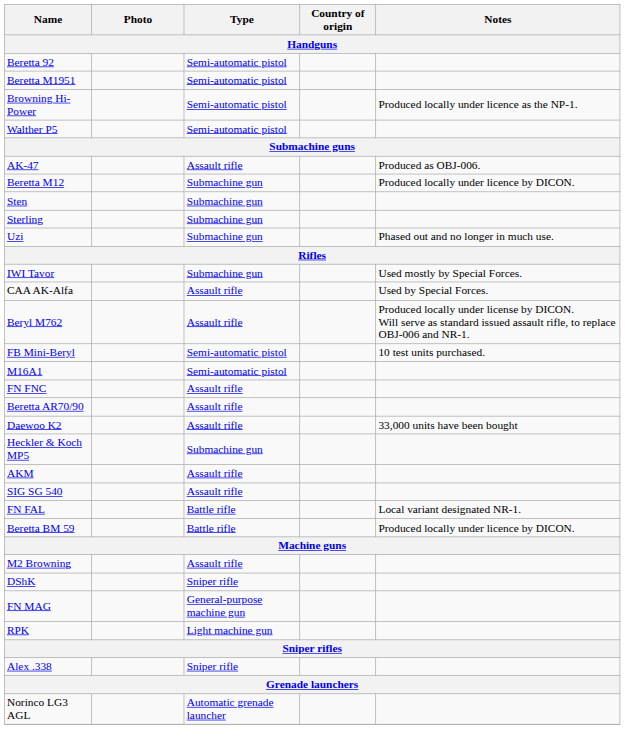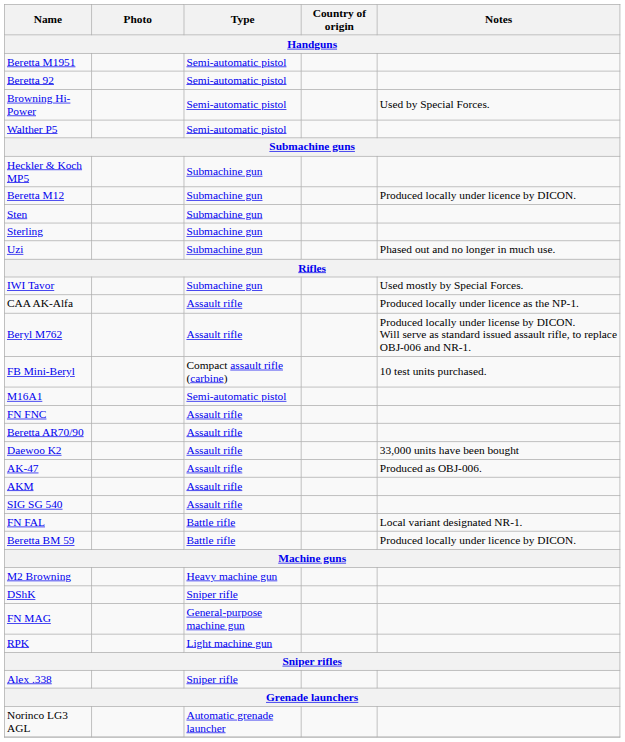rows swapped: (30, 62) <-> (41, 80)
(478, 104) Produced locally under licence as the NP-1. -> (435, 104) Used by Special Forces.
rows swapped: (45, 449) <-> (23, 165)
(433, 291) Used by Special Forces. -> (479, 304) Produced locally under licence as the NP-1.
(237, 352) Semi-automatic pistol -> (235, 372) Compact assault rifle (carbine)
(215, 563) Assault rifle -> (232, 576) Heavy machine gun
